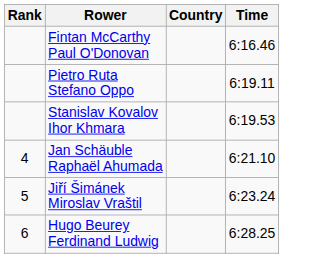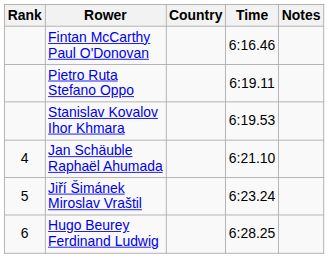+ column: (301, 15)
